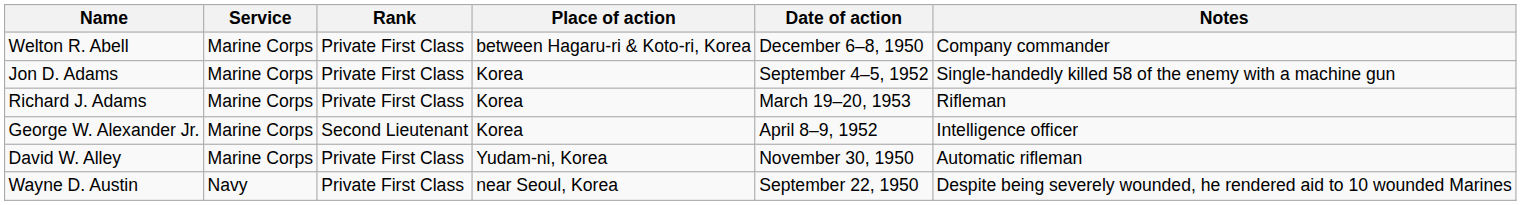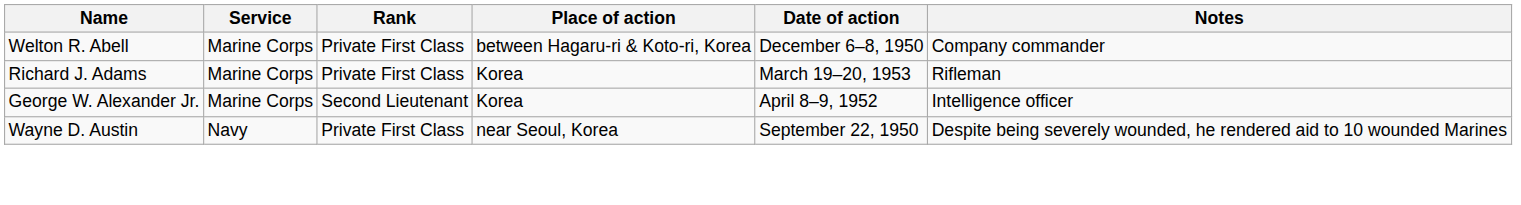- row: (63, 74)
- row: (65, 158)
